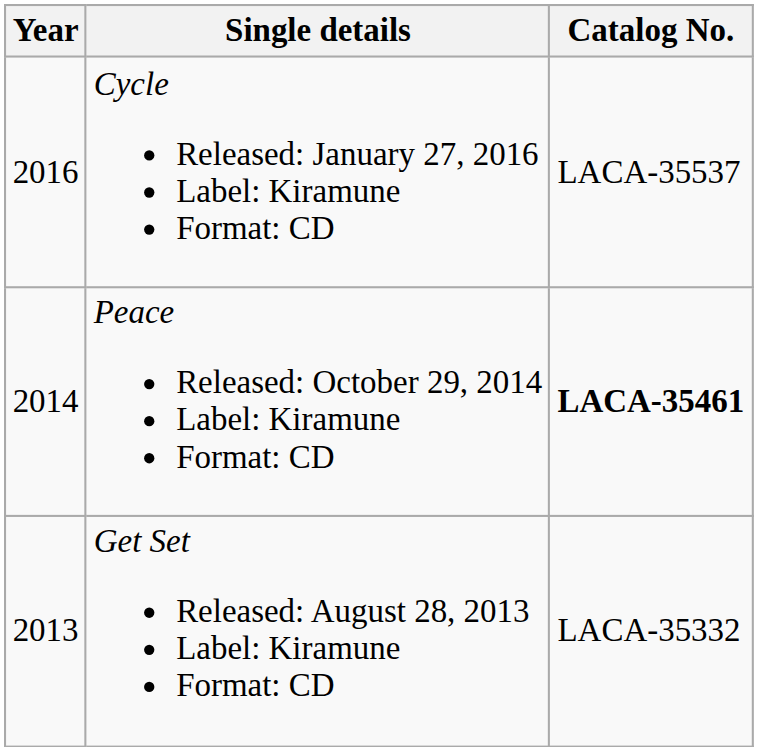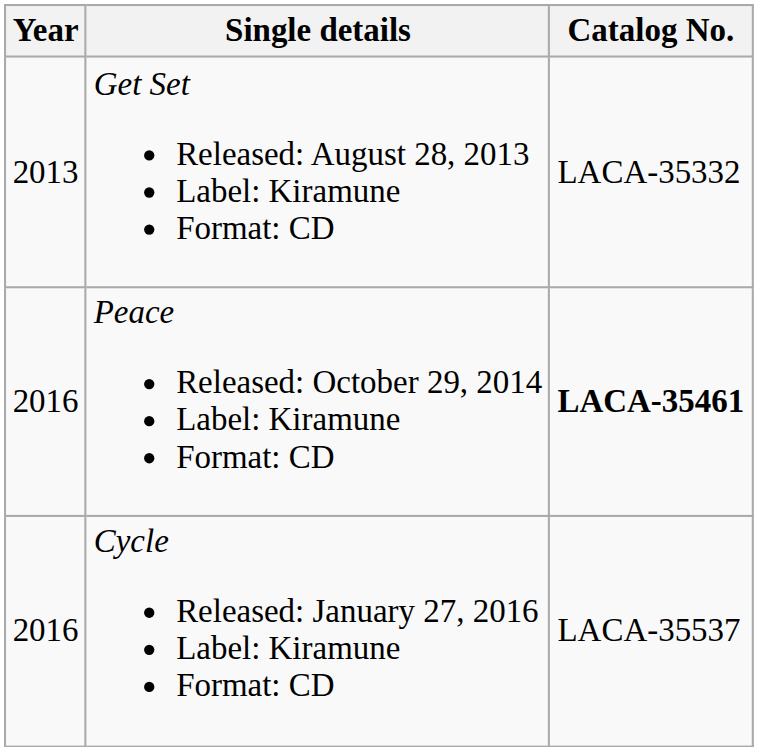rows swapped: (318, 614) <-> (318, 156)
(46, 400) 2014 -> (46, 400) 2016
